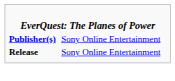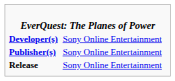+ row: (33, 39)
